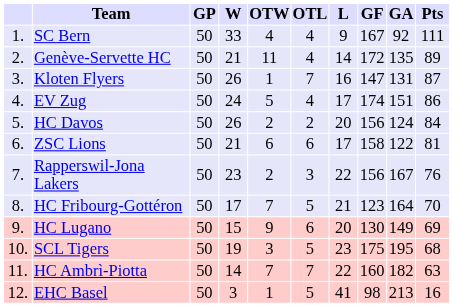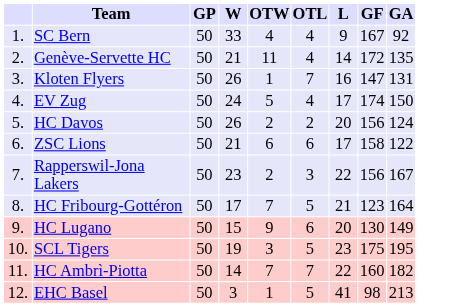- column: (432, 14)
(401, 100) 151 -> (401, 100) 150
